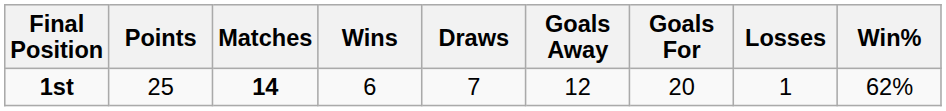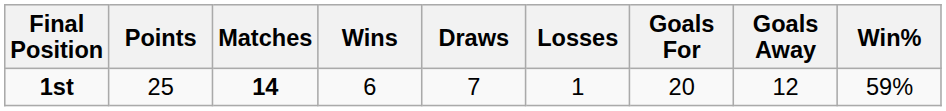columns swapped: (786, 37) <-> (578, 37)
(890, 87) 62% -> (890, 87) 59%
